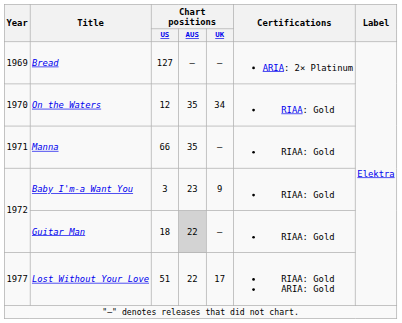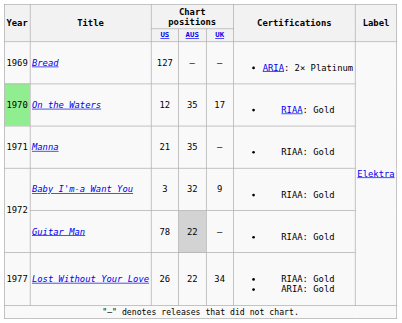(17, 105) no background -> (17, 105) lightgreen background
(220, 105) 34 -> (220, 105) 17
(165, 147) 66 -> (165, 147) 21
(192, 189) 23 -> (192, 189) 32
(165, 232) 18 -> (165, 232) 78
(165, 279) 51 -> (165, 279) 26
(220, 279) 17 -> (220, 279) 34
